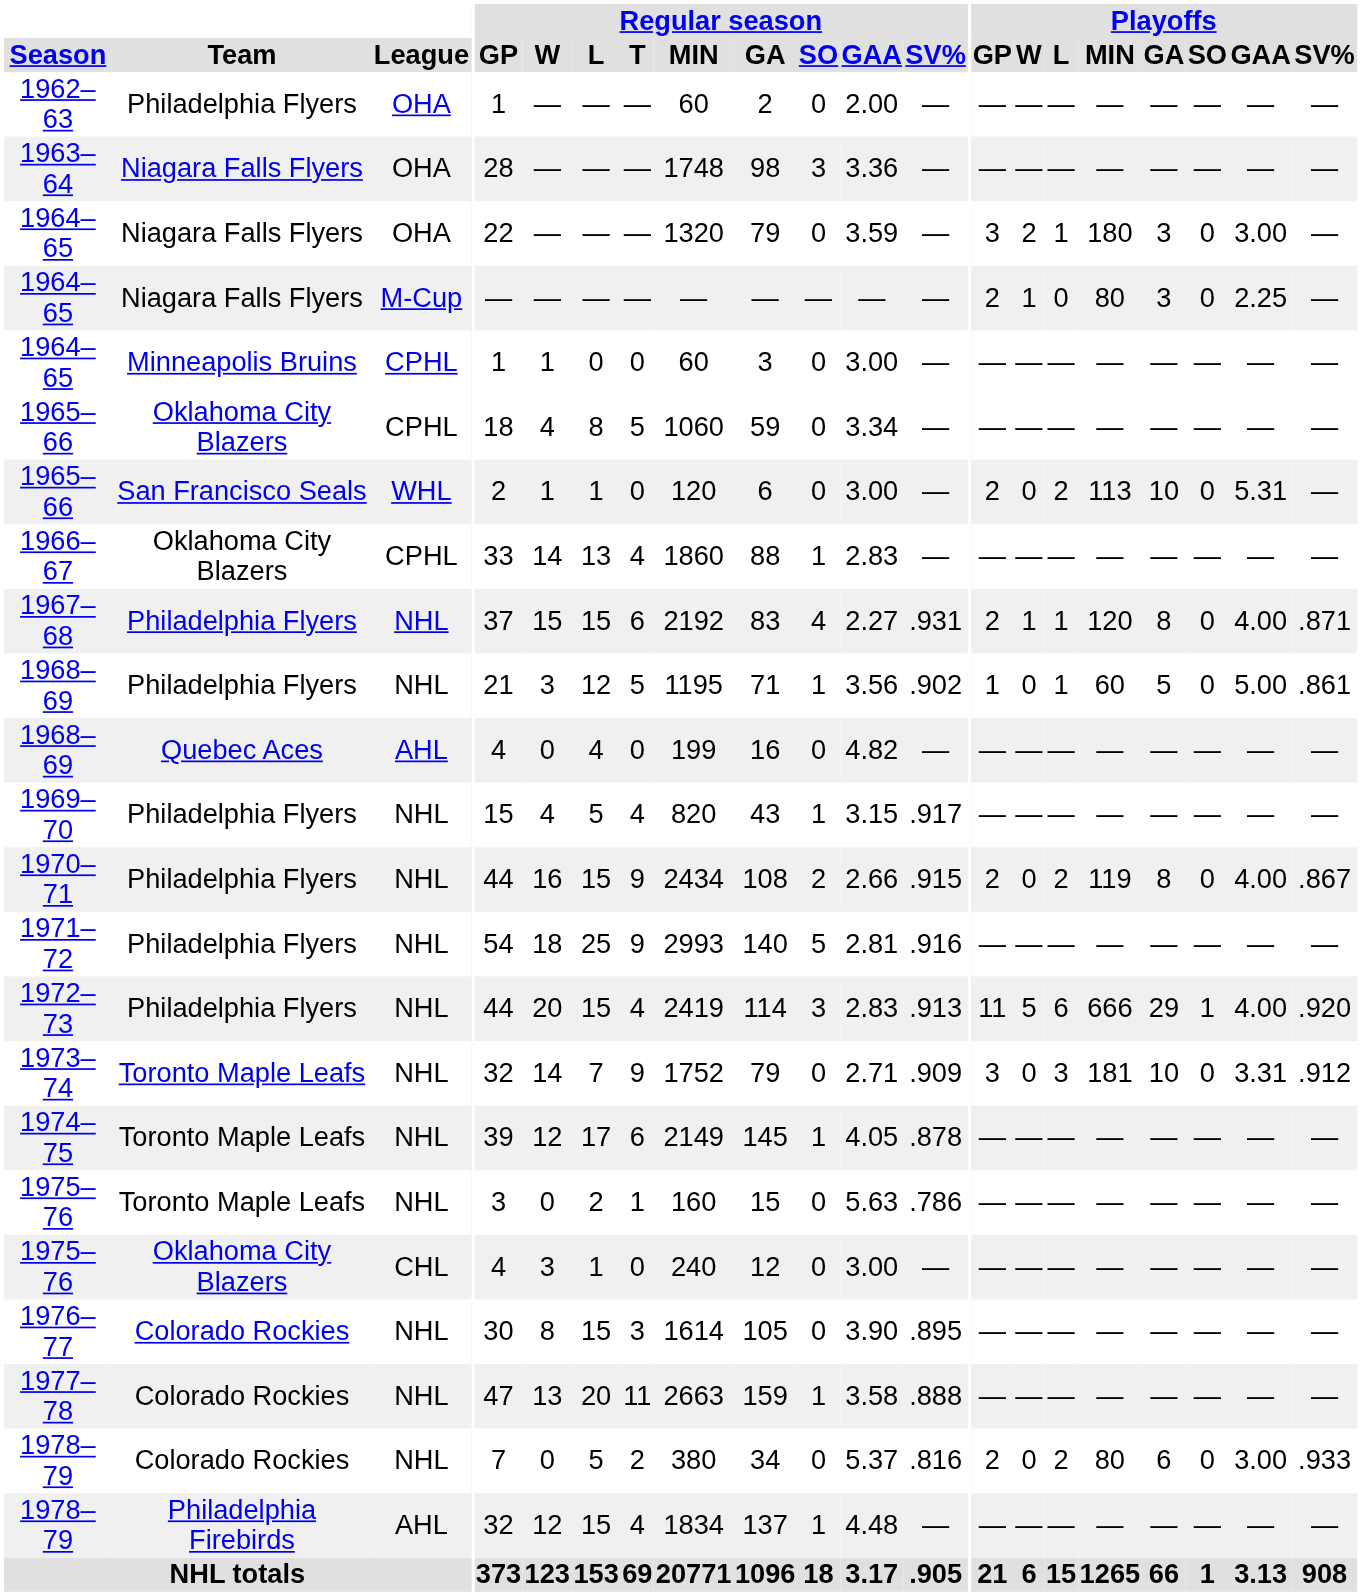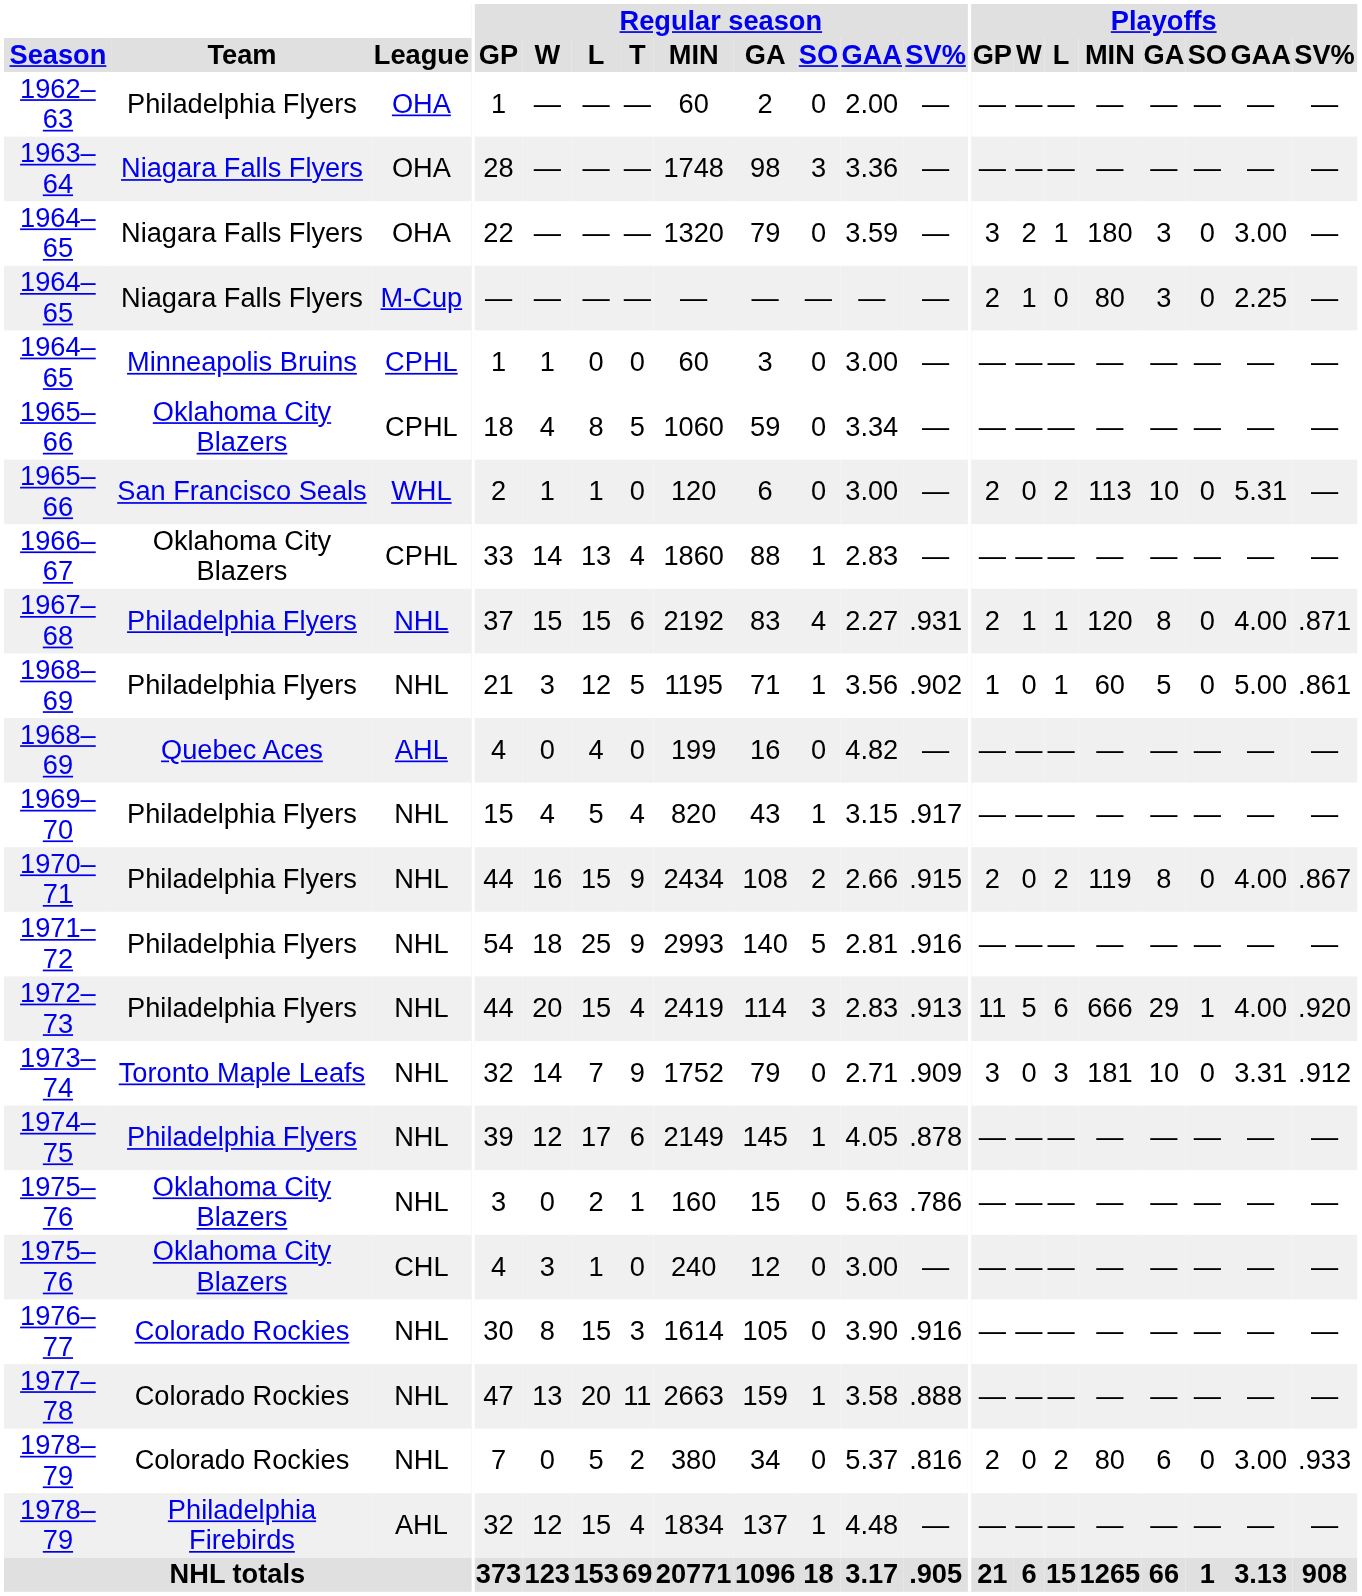(242, 1137) Toronto Maple Leafs -> (242, 1137) Philadelphia Flyers
(242, 1202) Toronto Maple Leafs -> (242, 1202) Oklahoma City Blazers
(936, 1331) .895 -> (936, 1331) .916
